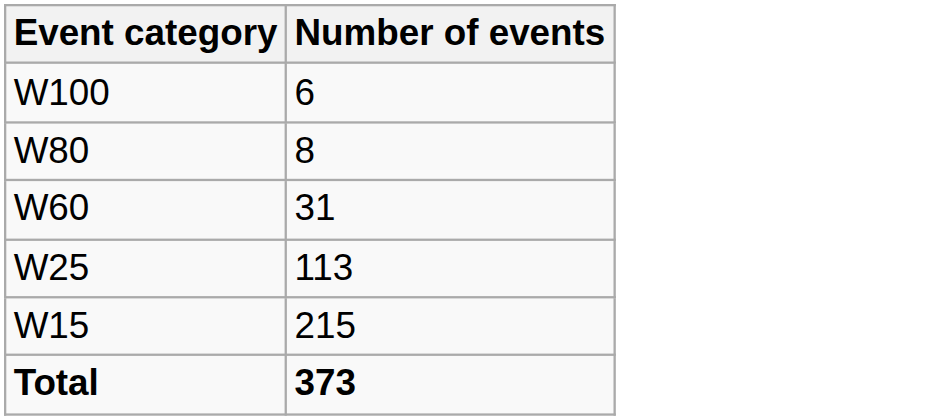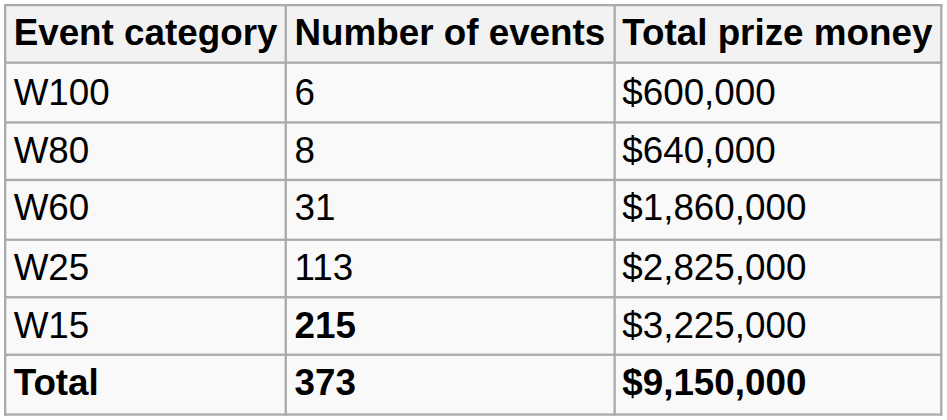+ column: (777, 33)
(325, 325) normal -> (325, 325) bold
